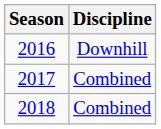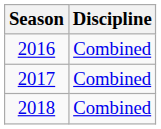(112, 49) Downhill -> (112, 49) Combined
